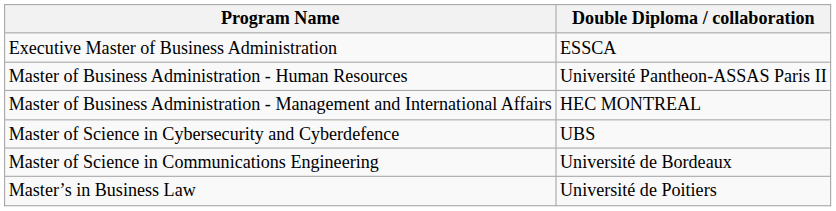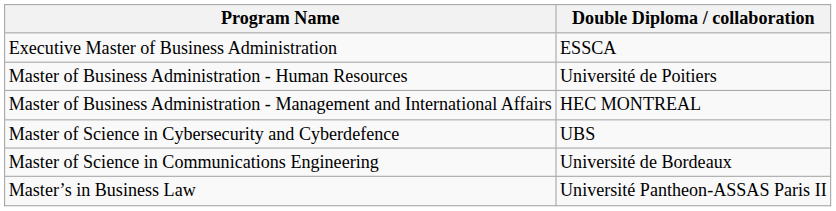(693, 76) Université Pantheon-ASSAS Paris II -> (638, 76) Université de Poitiers
(638, 190) Université de Poitiers -> (693, 190) Université Pantheon-ASSAS Paris II
